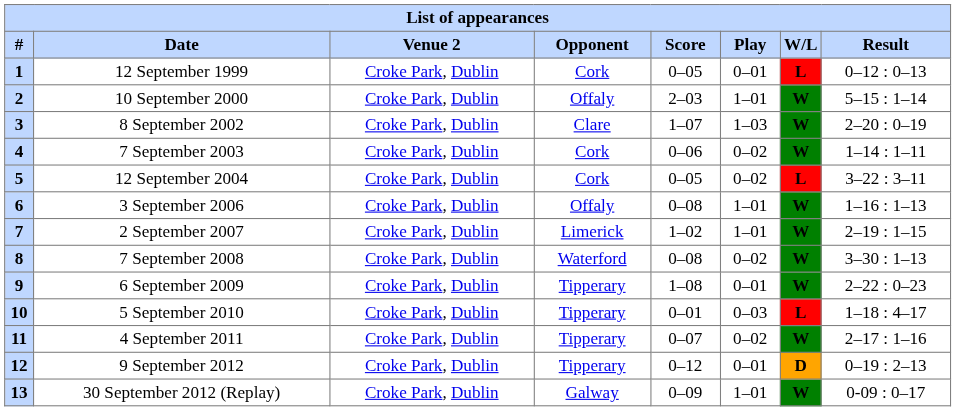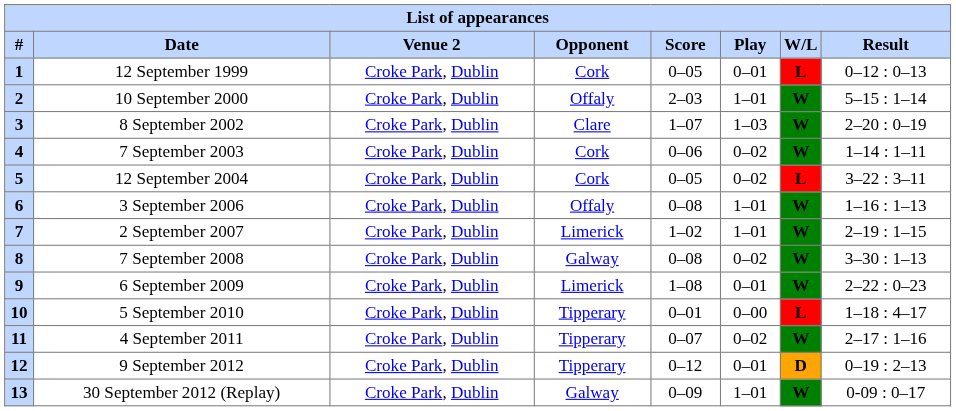(592, 258) Waterford -> (592, 258) Galway
(592, 285) Tipperary -> (592, 285) Limerick
(750, 312) 0–03 -> (750, 312) 0–00
